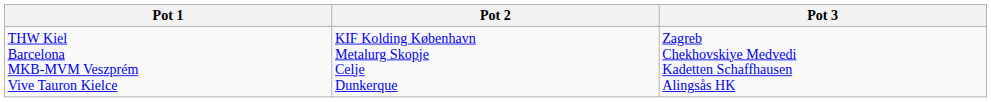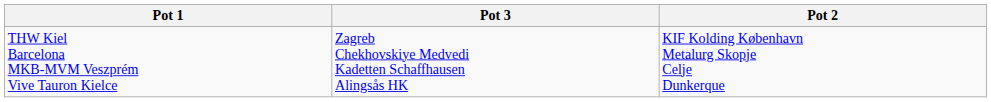columns swapped: (495, 15) <-> (823, 15)
